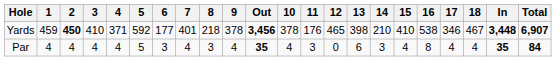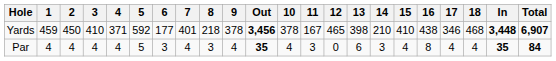(72, 30) bold -> (72, 30) normal
(313, 30) 176 -> (313, 30) 167
(428, 30) 538 -> (428, 30) 438
(475, 30) 467 -> (475, 30) 468
